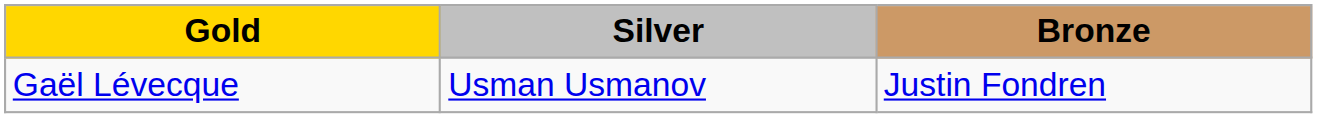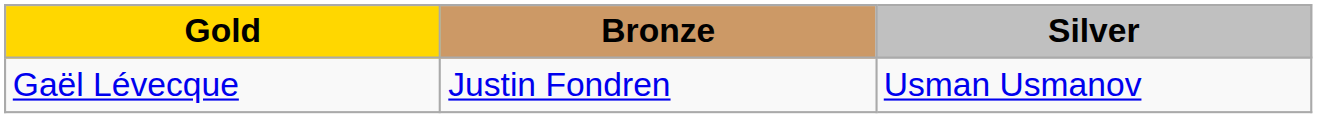columns swapped: (658, 31) <-> (1094, 31)
